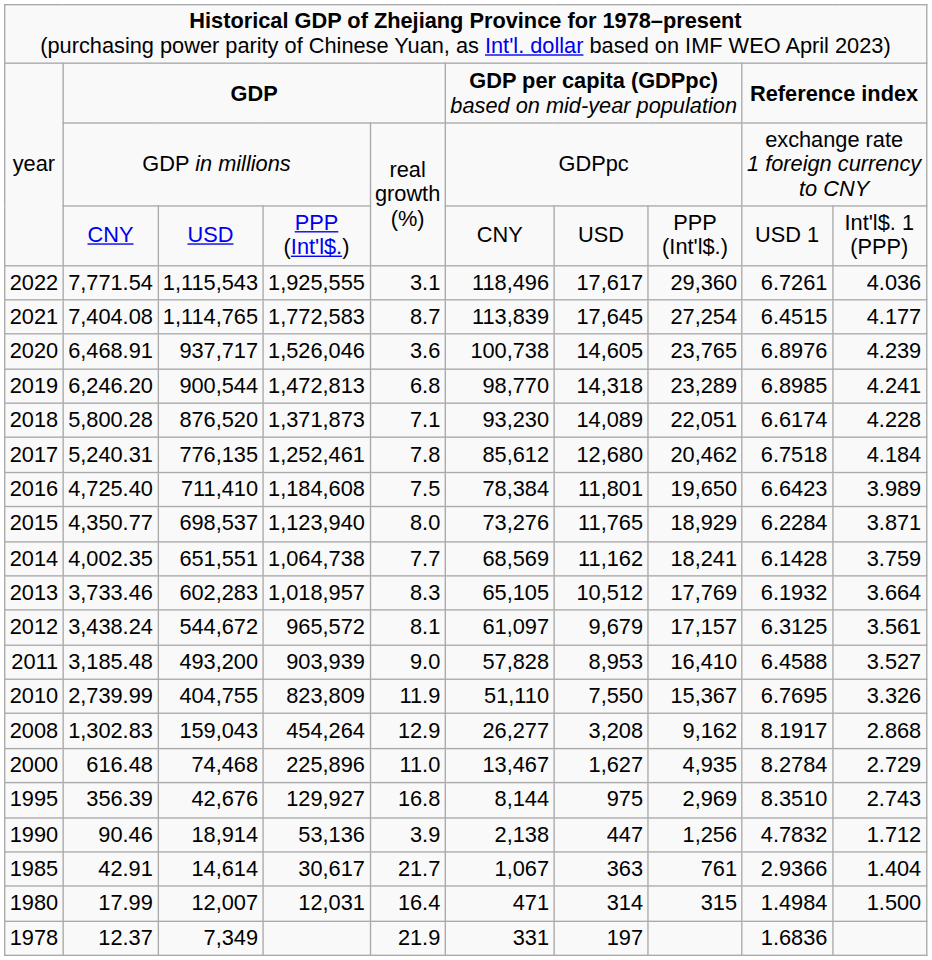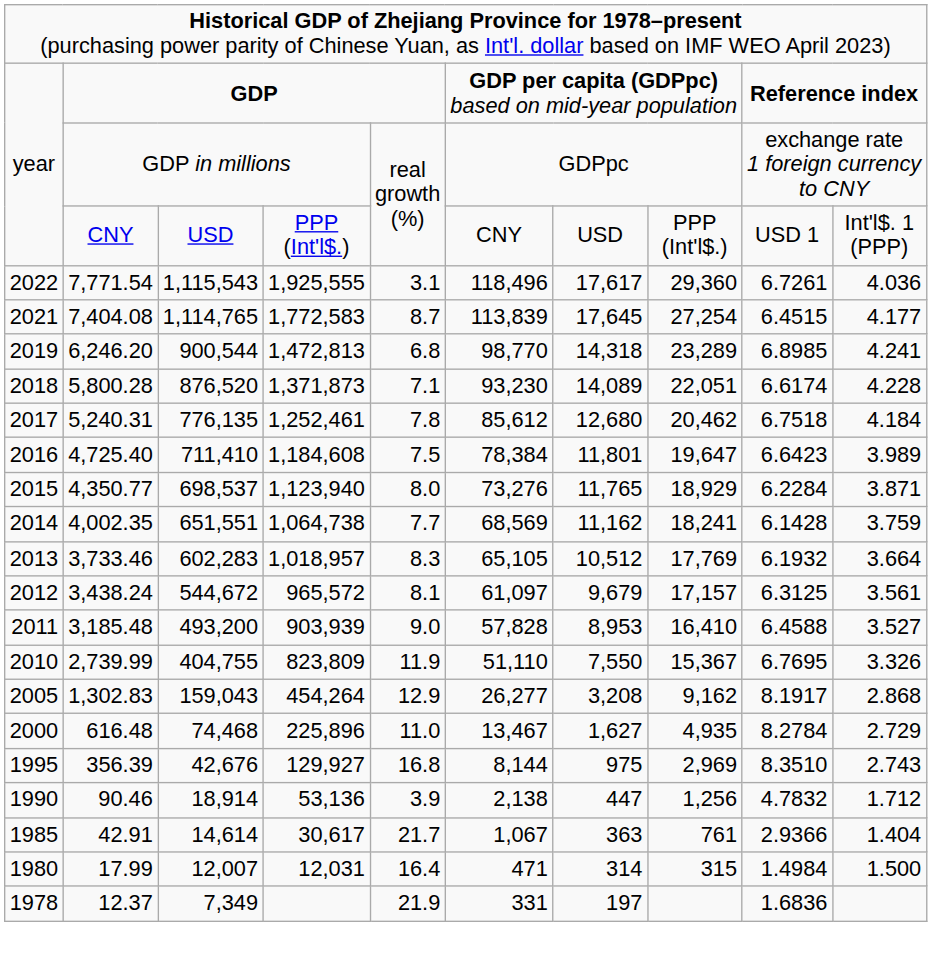- row: (110, 351)
(704, 489) 19,650 -> (704, 454) 19,647
(34, 730) 2008 -> (34, 696) 2005
